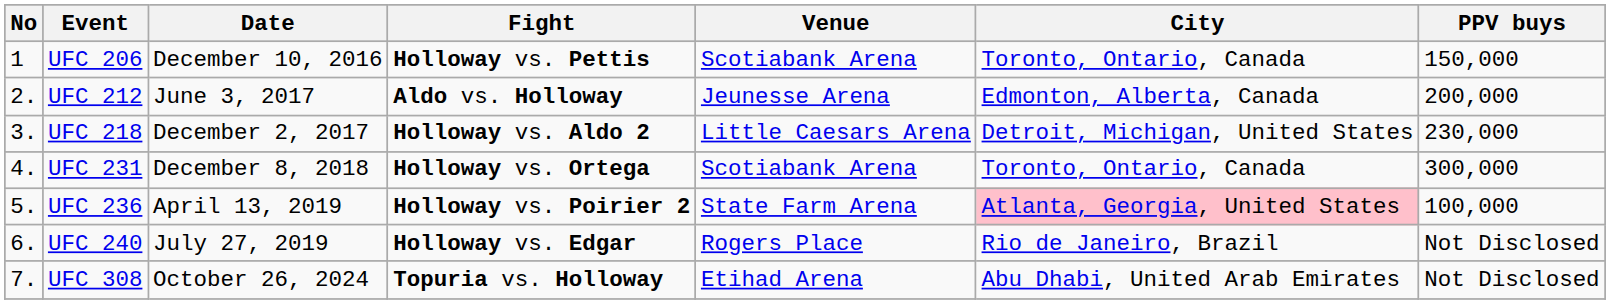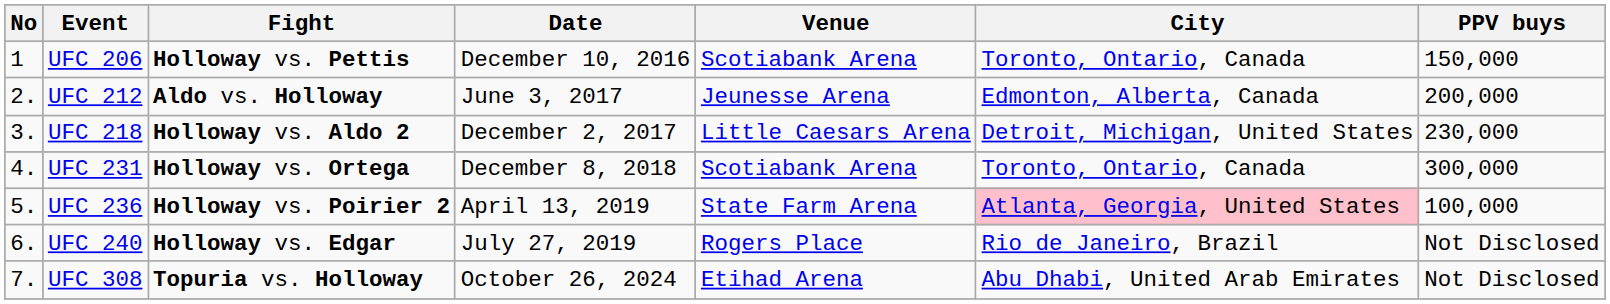columns swapped: (542, 23) <-> (268, 23)
